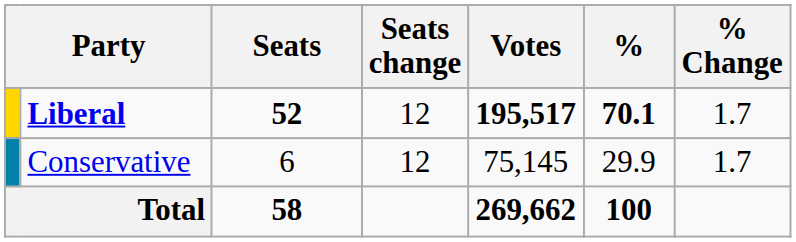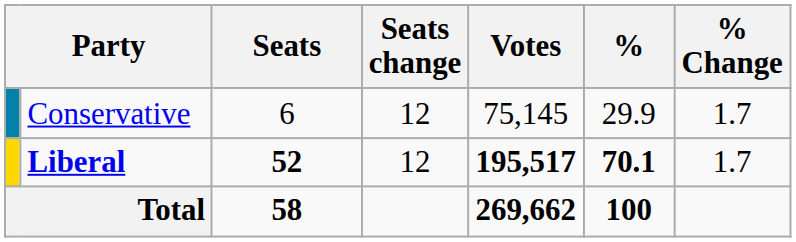rows swapped: (76, 112) <-> (109, 161)
